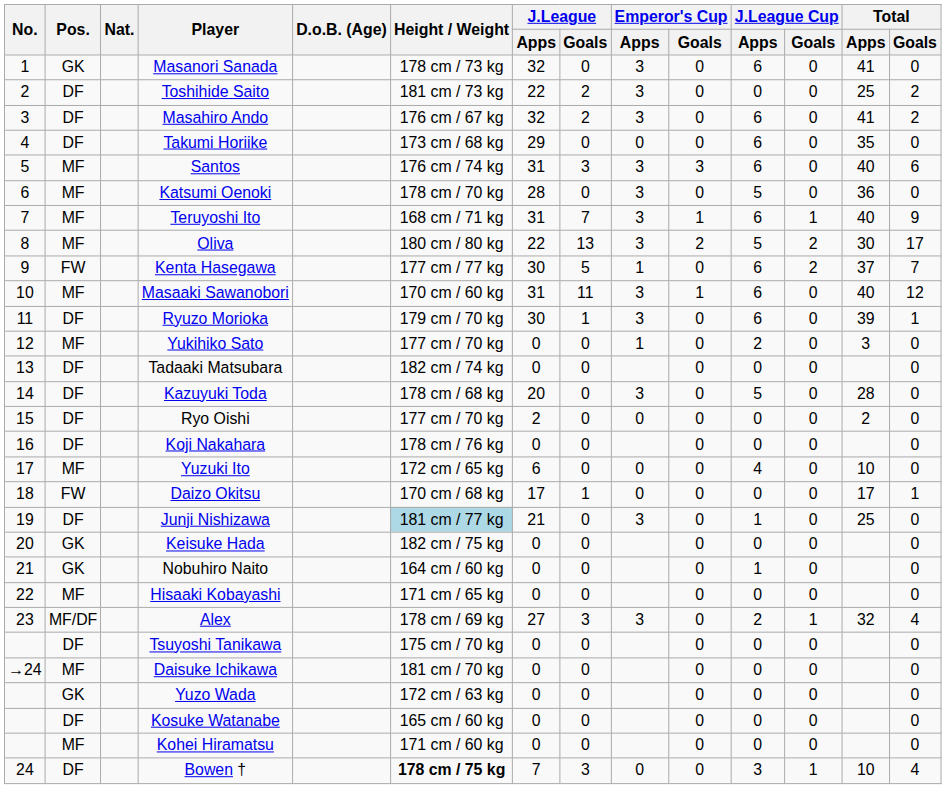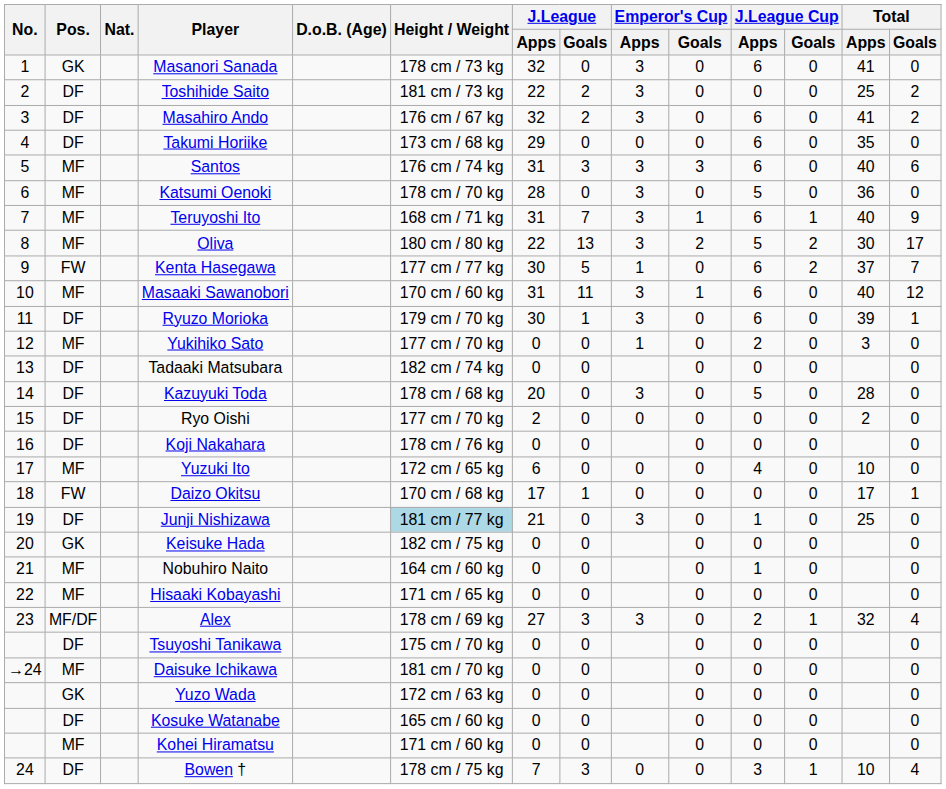(73, 569) GK -> (73, 569) MF
(452, 770) bold -> (452, 770) normal
